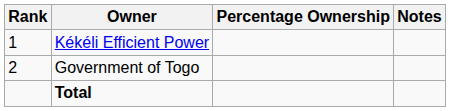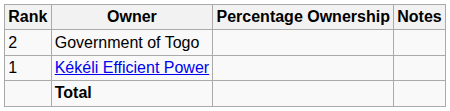rows swapped: (132, 42) <-> (127, 67)
